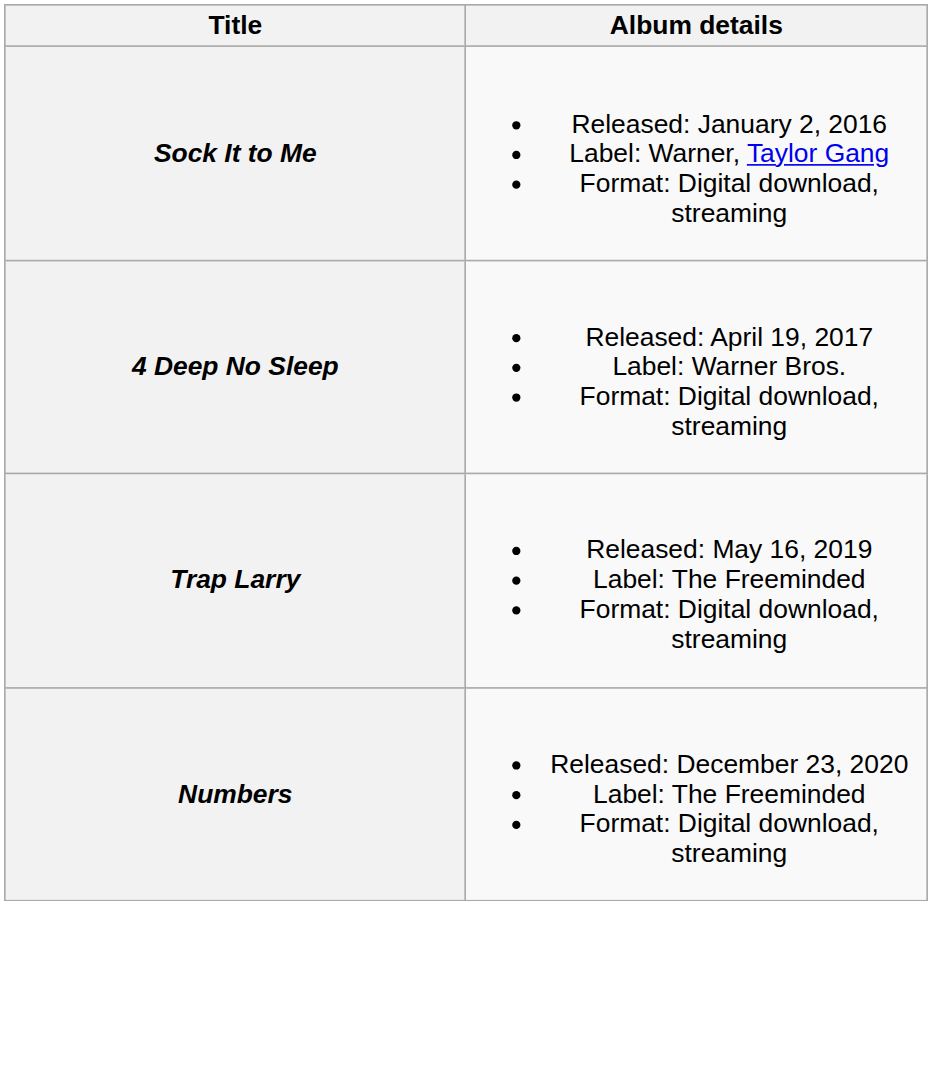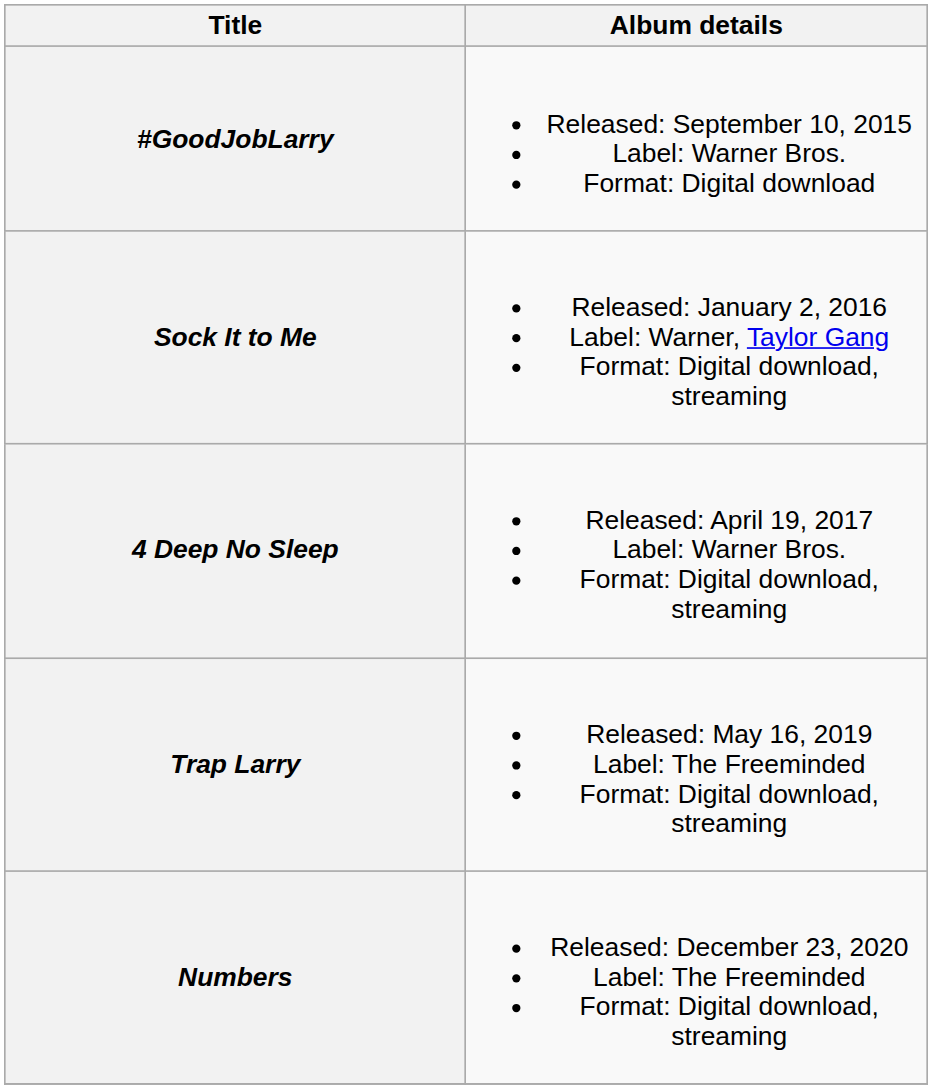+ row: (235, 138)
